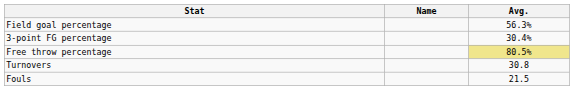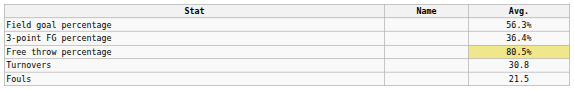(519, 38) 30.4% -> (519, 38) 36.4%
